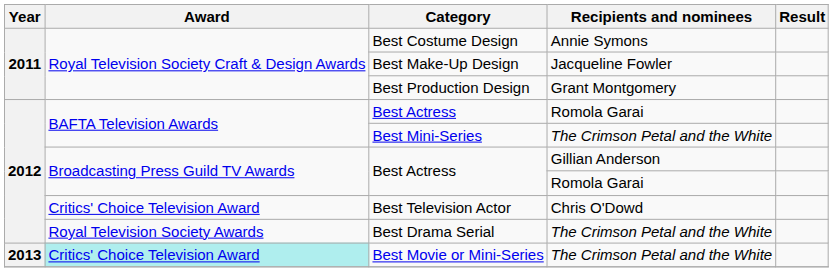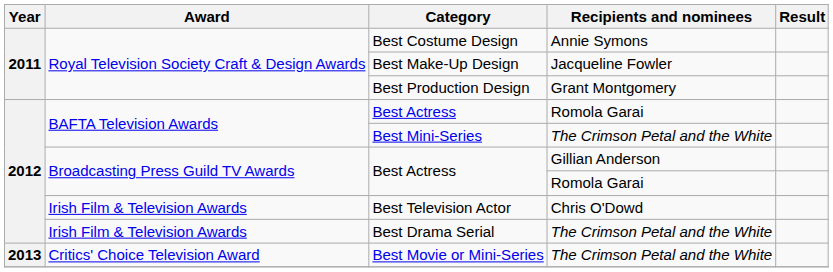(154, 207) Critics' Choice Television Award -> (148, 207) Irish Film & Television Awards
(156, 231) Royal Television Society Awards -> (148, 231) Irish Film & Television Awards
(154, 255) paleturquoise background -> (154, 255) no background
